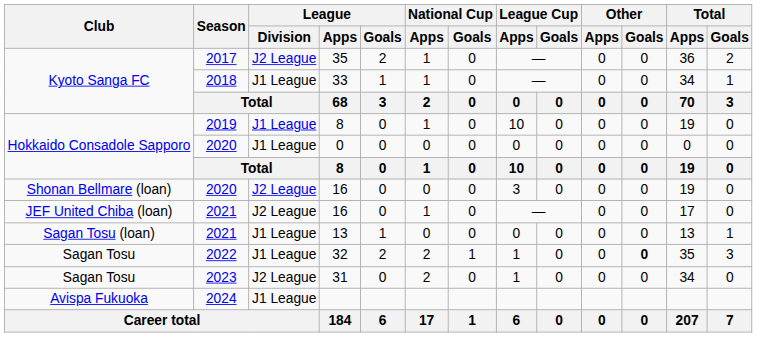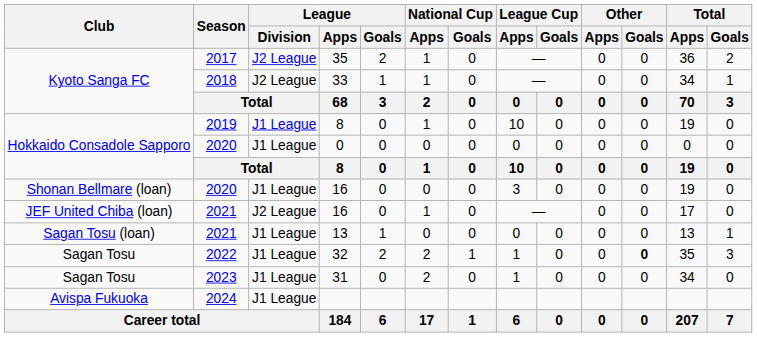(284, 80) J1 League -> (284, 80) J2 League
(284, 189) J2 League -> (284, 189) J1 League
(284, 277) J2 League -> (284, 277) J1 League
